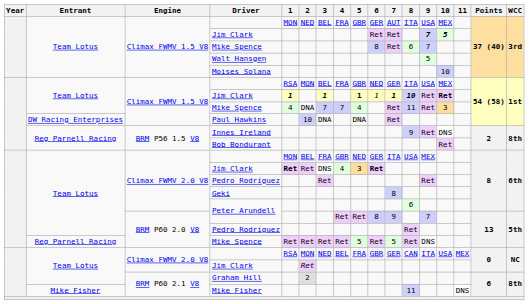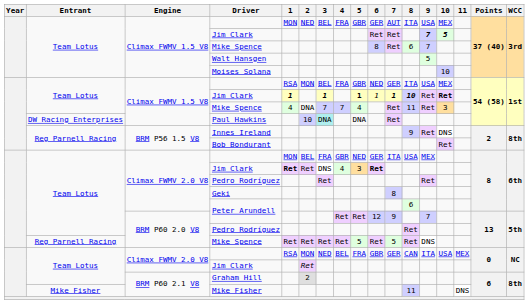(325, 120) no background -> (325, 120) paleturquoise background
(376, 217) 8 -> (376, 217) 12
